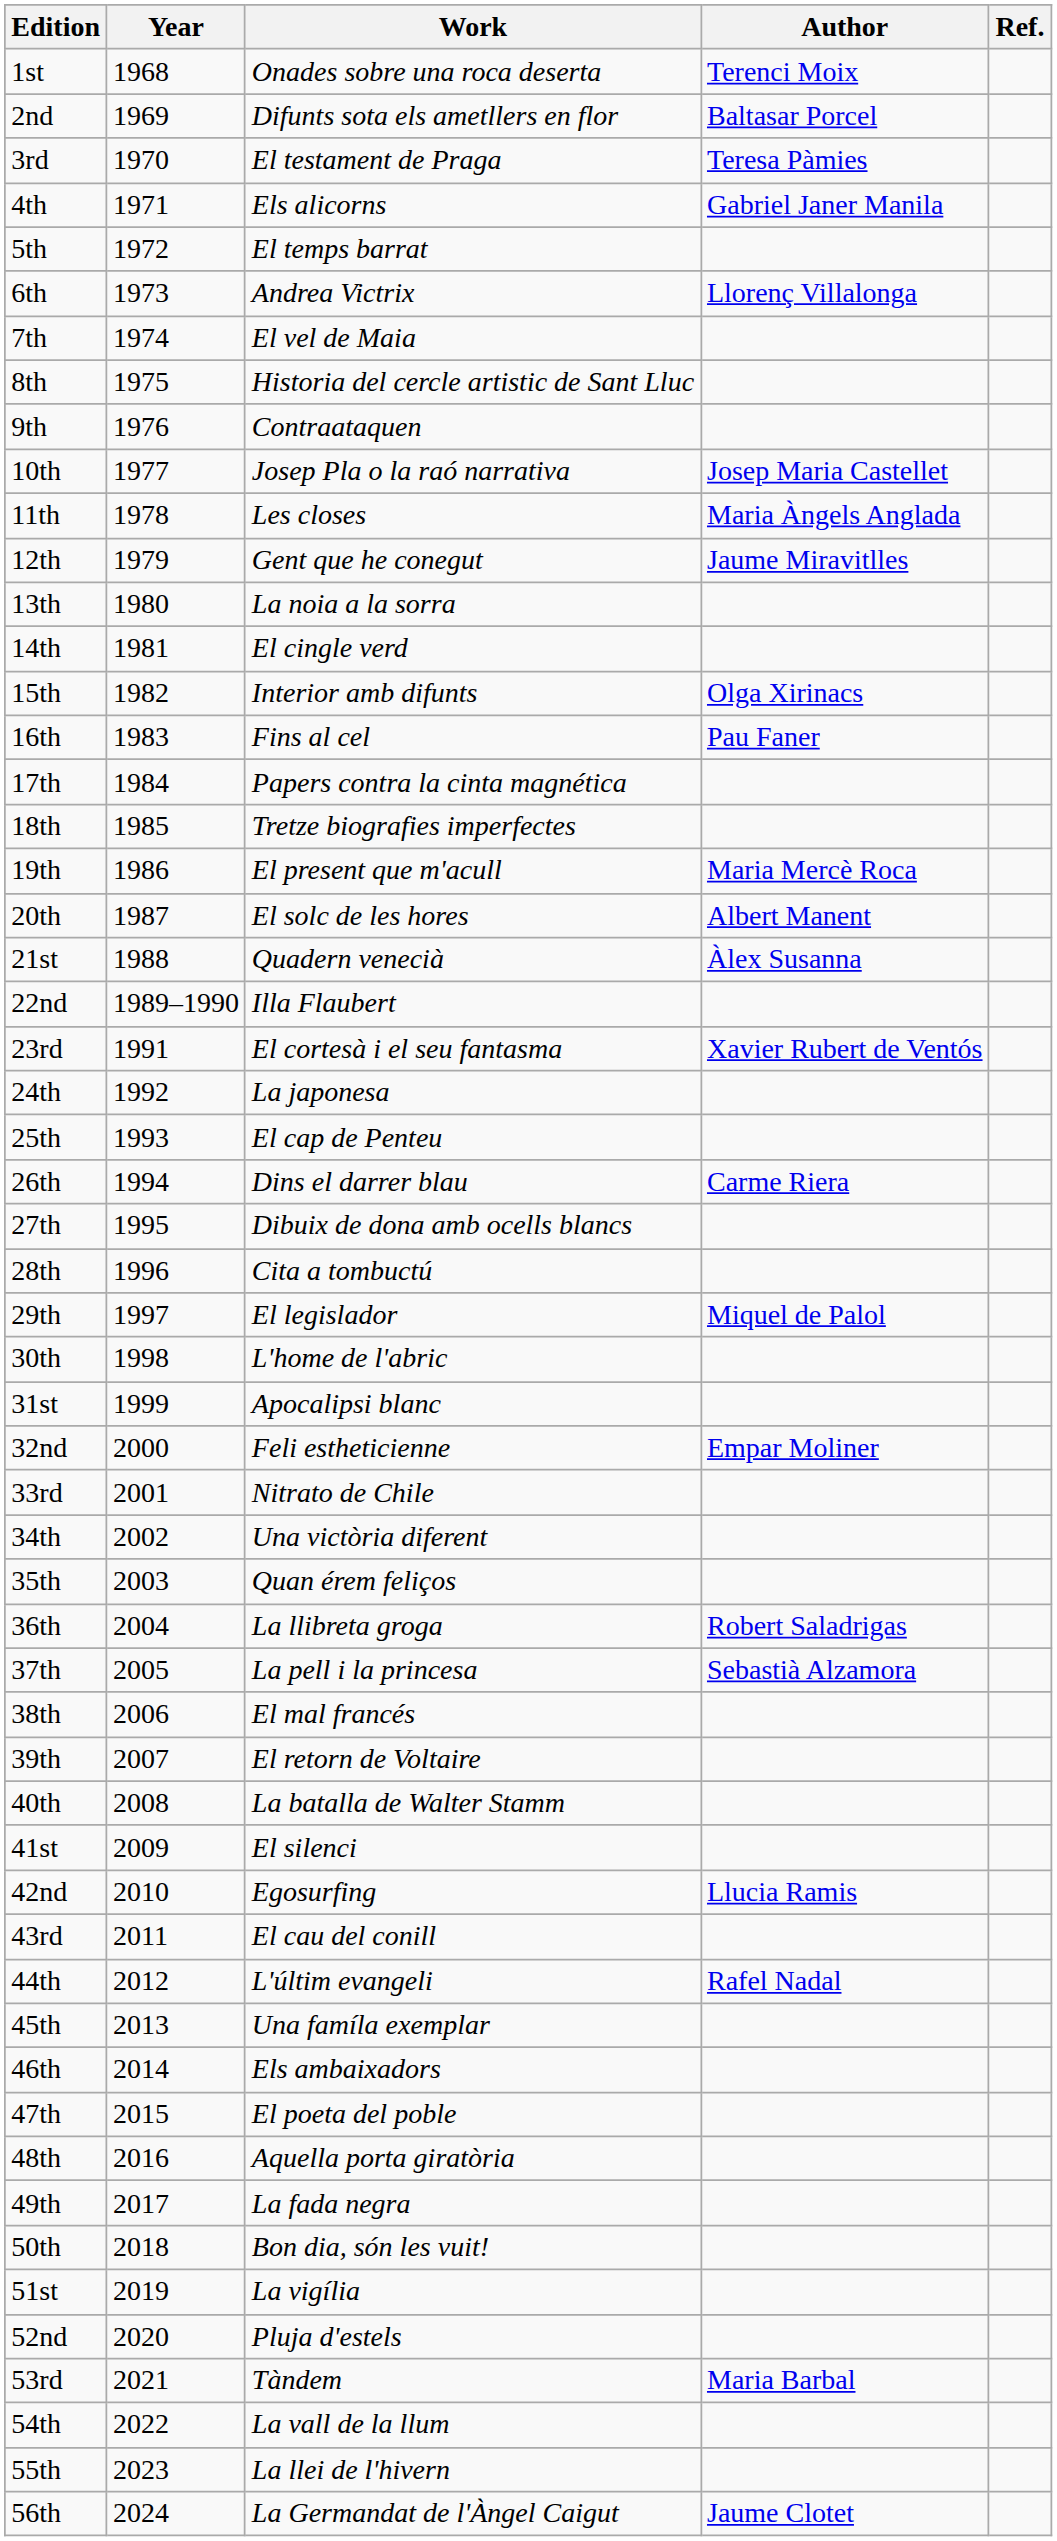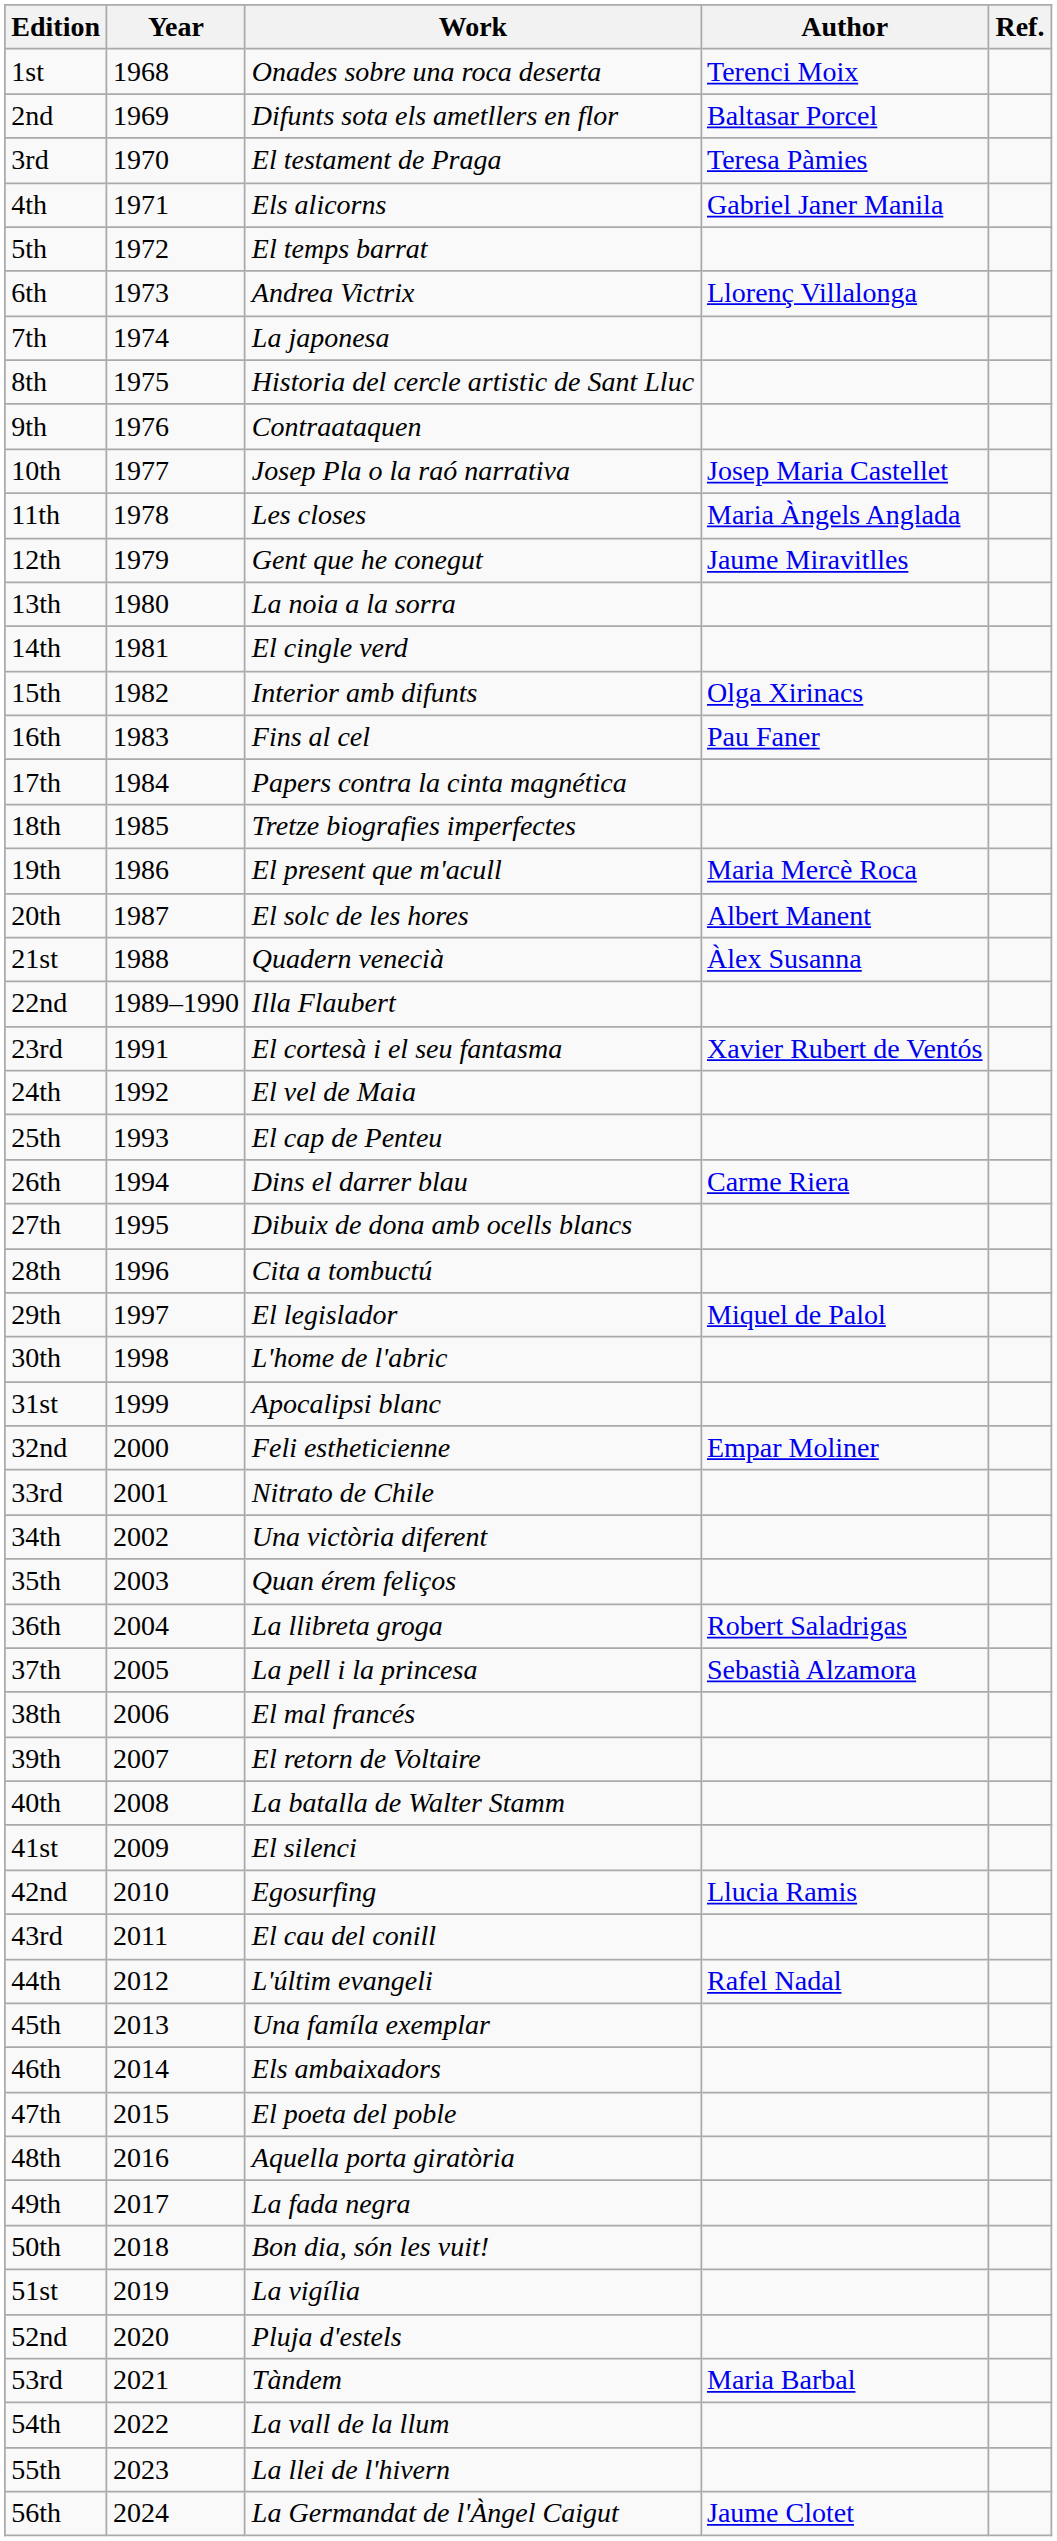(334, 337) El vel de Maia -> (321, 337) La japonesa
(321, 1092) La japonesa -> (334, 1092) El vel de Maia
